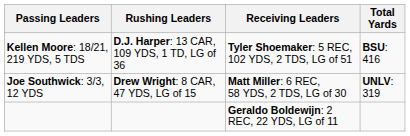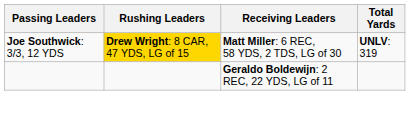- row: (58, 53)
(164, 87) no background -> (157, 47) gold background
